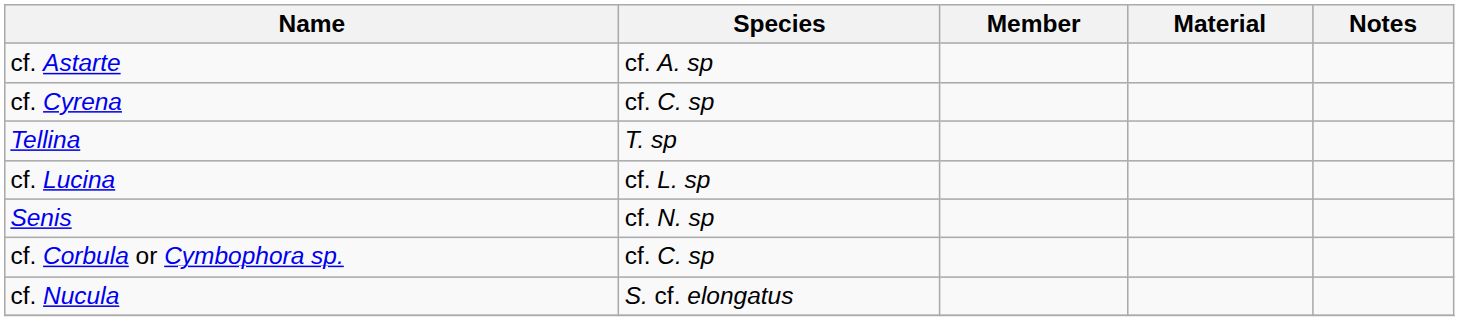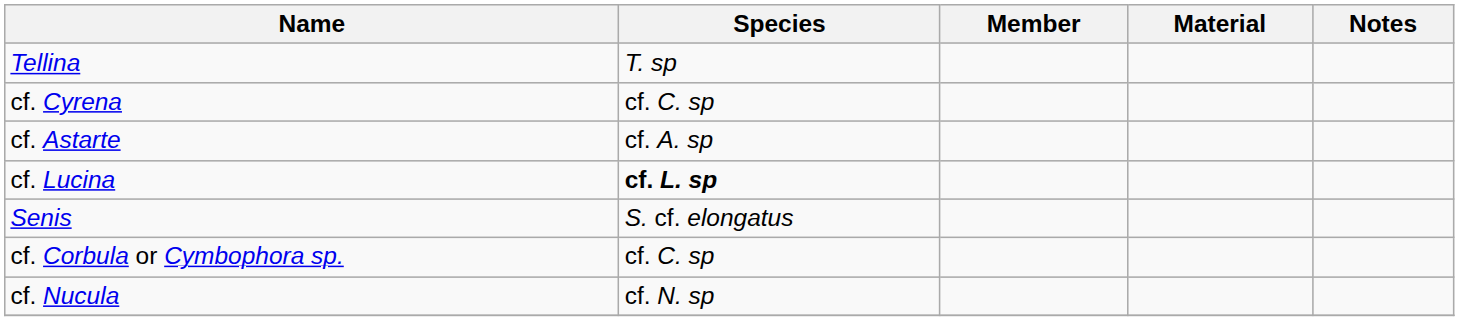rows swapped: (45, 140) <-> (66, 62)
(668, 179) normal -> (671, 179) bold
(670, 218) cf. N. sp -> (709, 218) S. cf. elongatus
(709, 295) S. cf. elongatus -> (670, 295) cf. N. sp
